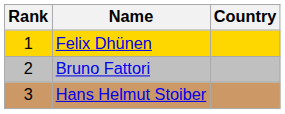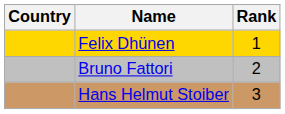columns swapped: (28, 17) <-> (245, 17)
